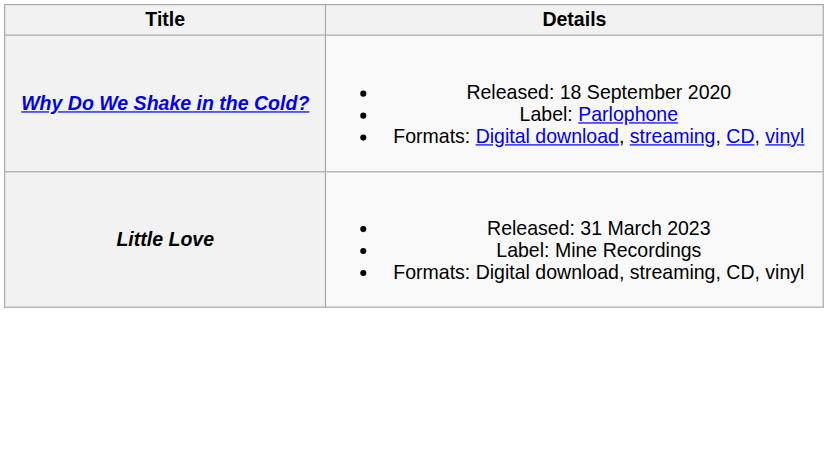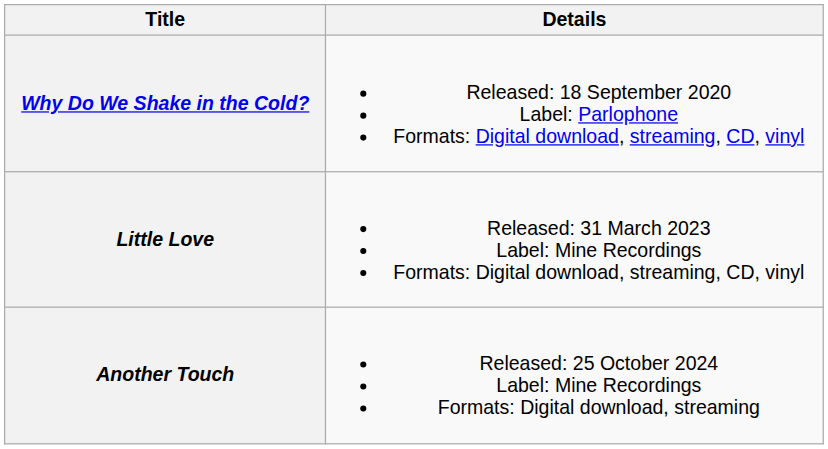+ row: (165, 375)
